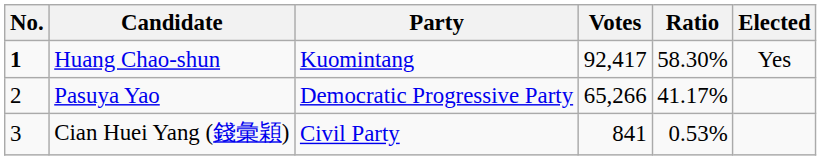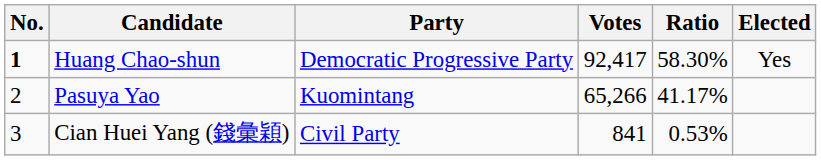(357, 58) Kuomintang -> (437, 58) Democratic Progressive Party
(437, 95) Democratic Progressive Party -> (357, 95) Kuomintang
